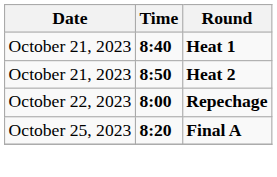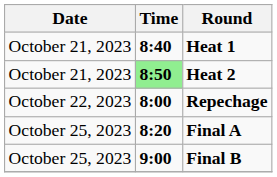(156, 74) no background -> (156, 74) lightgreen background
+ row: (214, 158)
